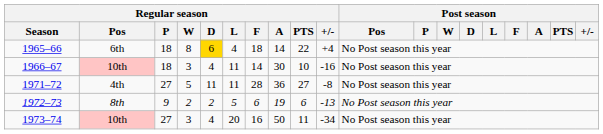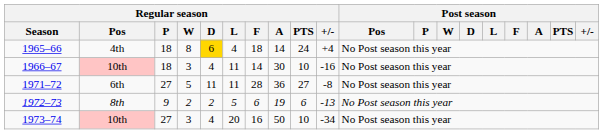(117, 48) 6th -> (117, 48) 4th
(304, 48) 22 -> (304, 48) 24
(117, 84) 4th -> (117, 84) 6th
(304, 119) 11 -> (304, 119) 10
